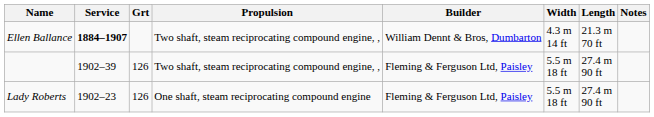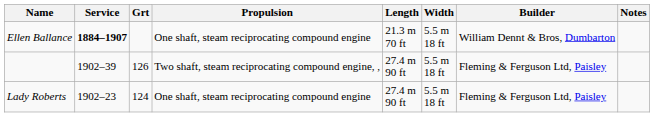columns swapped: (598, 13) <-> (463, 13)
(267, 36) Two shaft, steam reciprocating compound engine, , -> (263, 36) One shaft, steam reciprocating compound engine
(559, 36) 4.3 m 14 ft -> (437, 36) 5.5 m 18 ft
(140, 96) 126 -> (140, 96) 124
